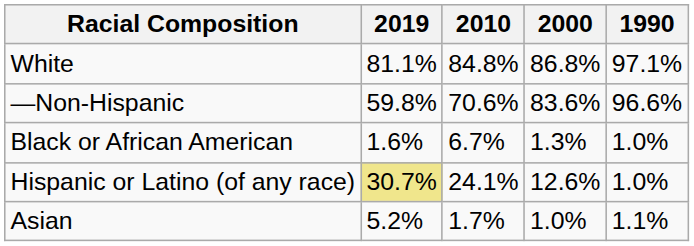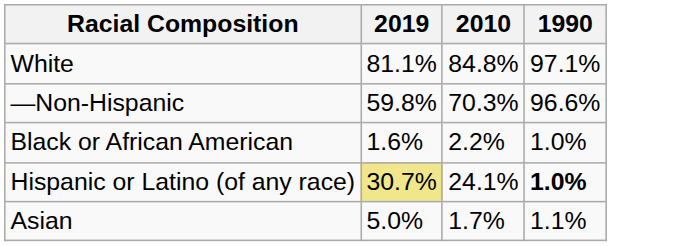- column: (565, 24)
(483, 102) 70.6% -> (483, 102) 70.3%
(477, 142) 6.7% -> (477, 142) 2.2%
(640, 181) normal -> (558, 181) bold
(395, 220) 5.2% -> (395, 220) 5.0%
